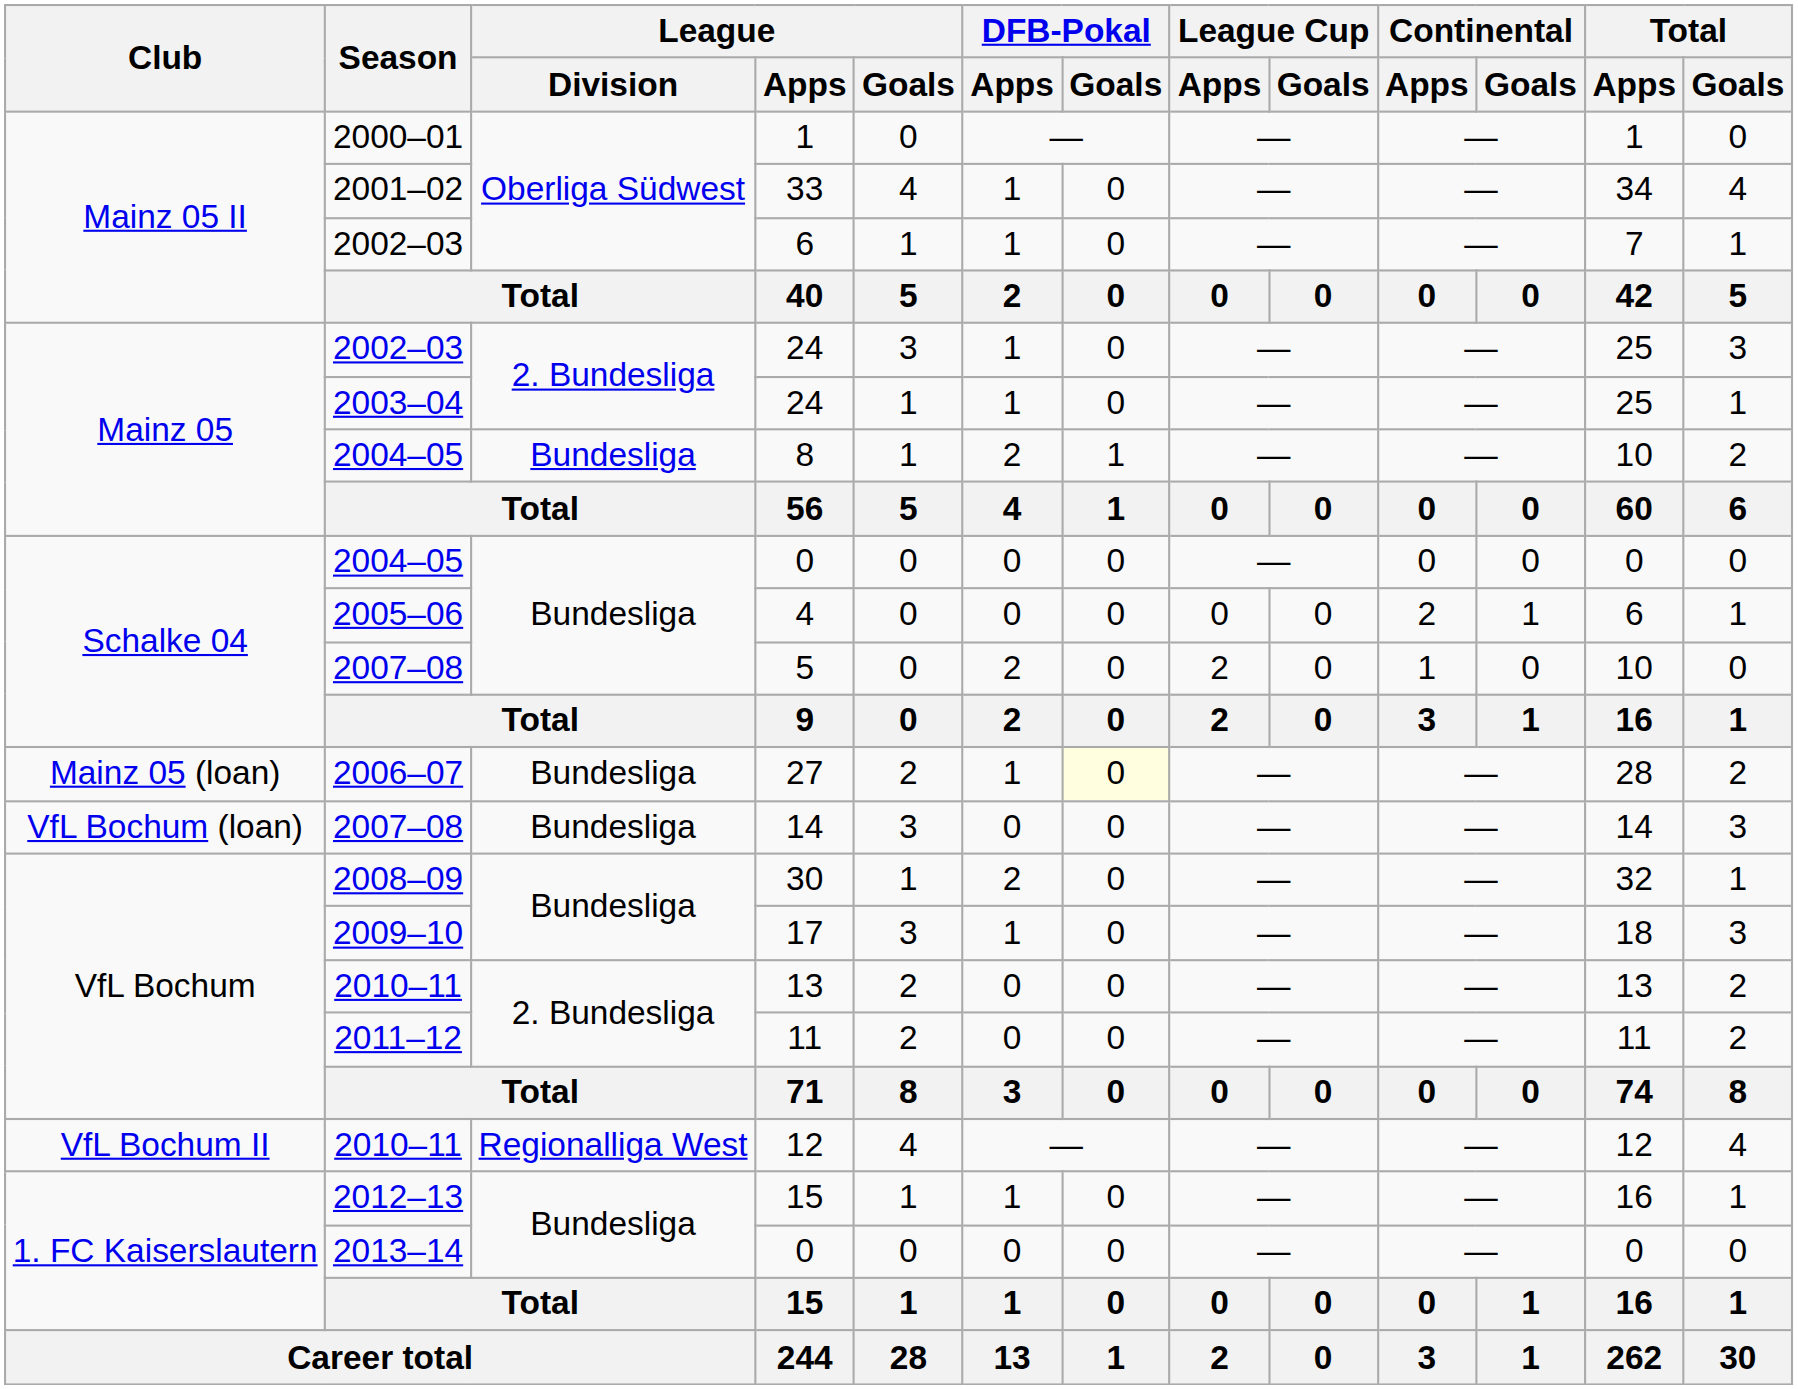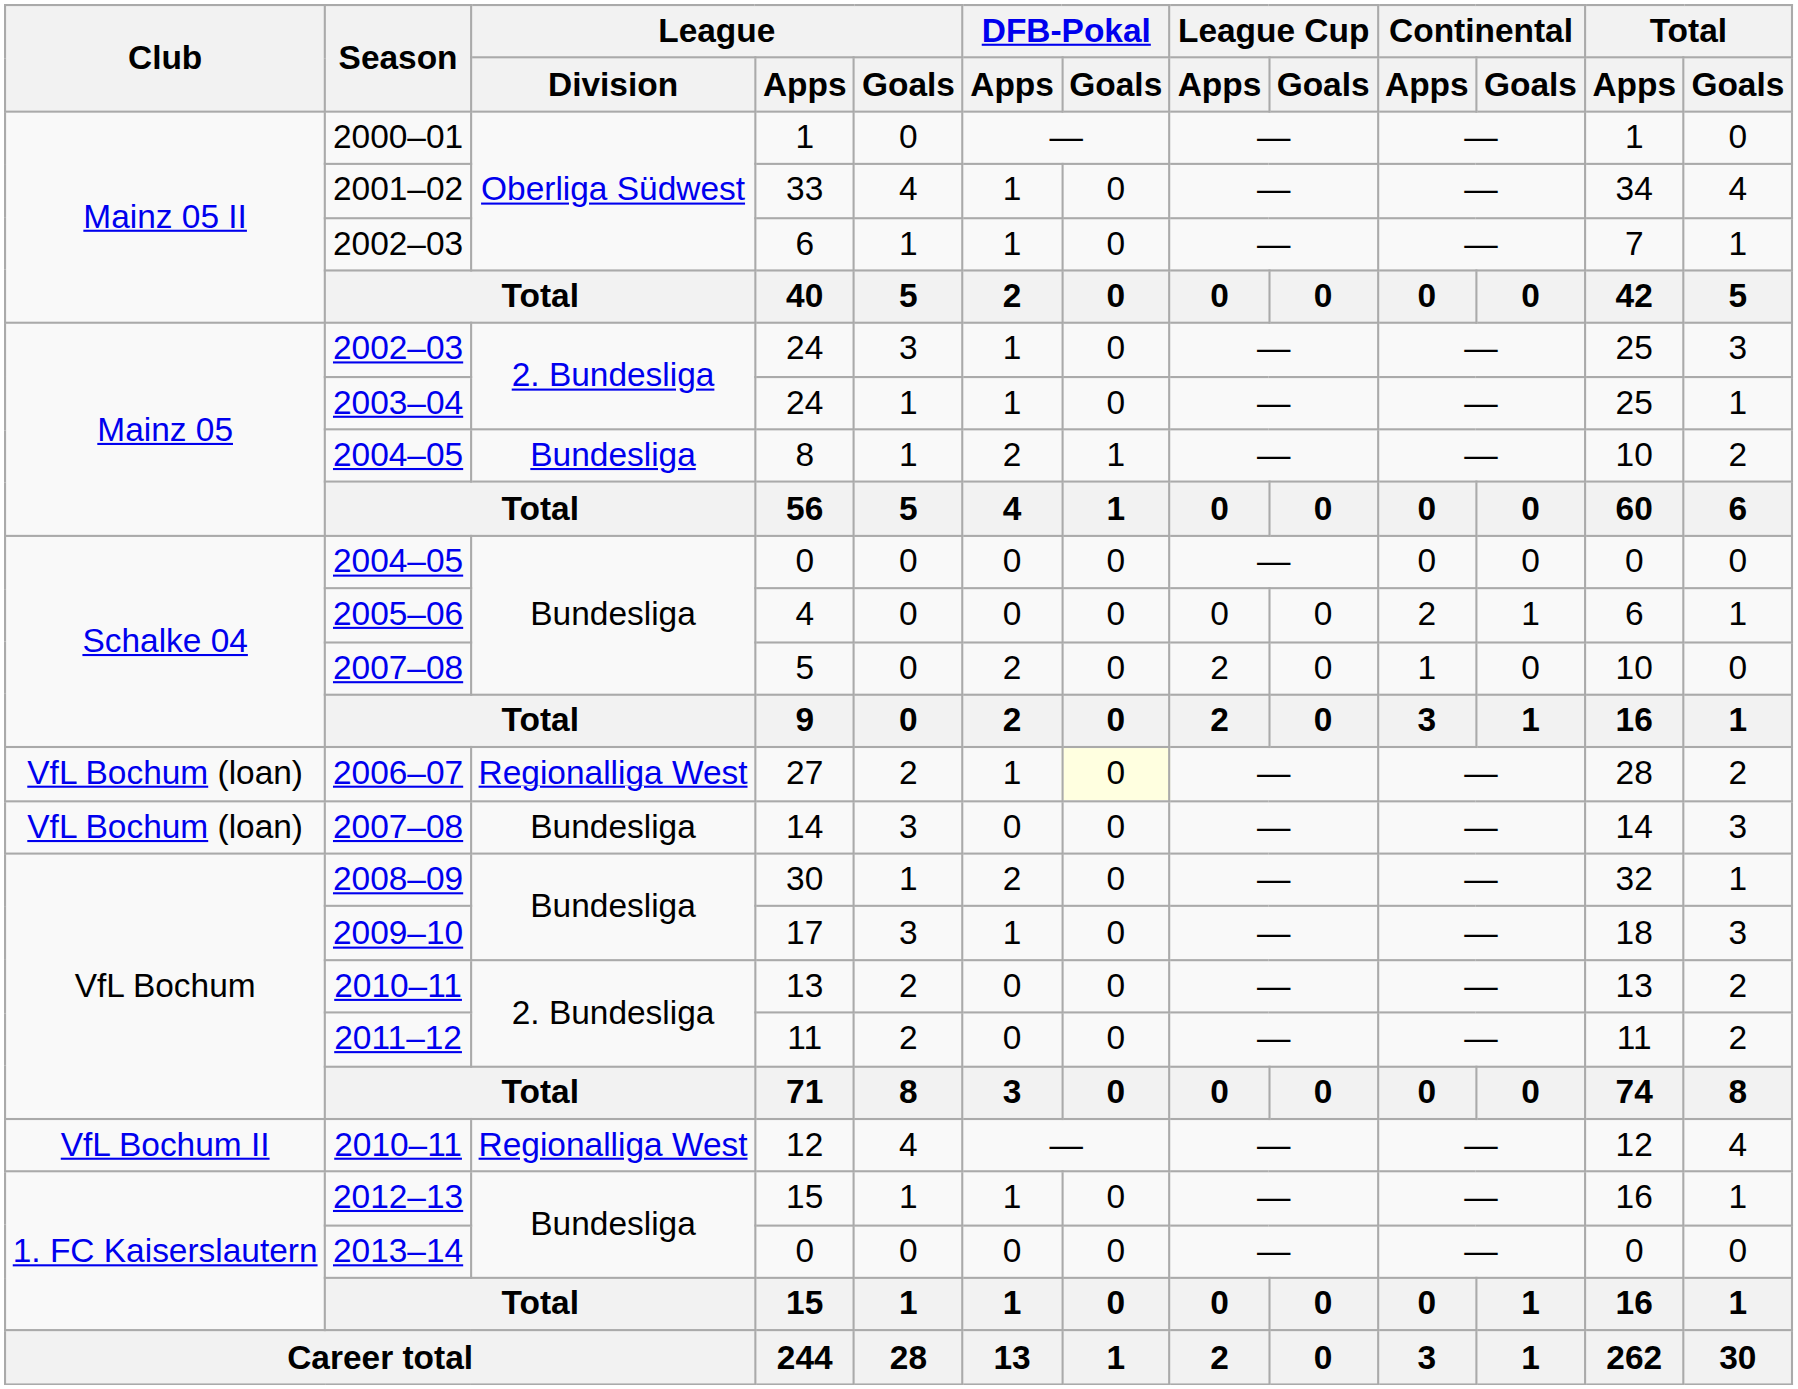(165, 773) Mainz 05 (loan) -> (165, 773) VfL Bochum (loan)
(613, 773) Bundesliga -> (613, 773) Regionalliga West
